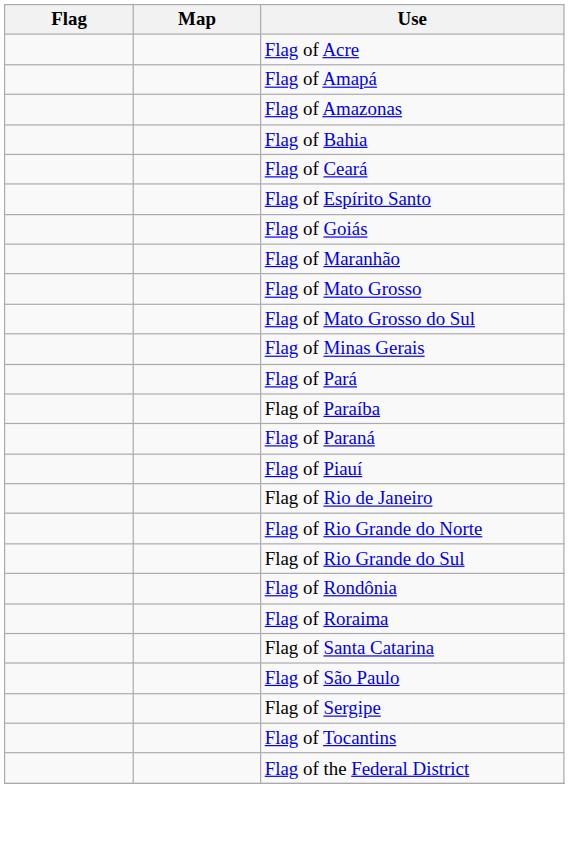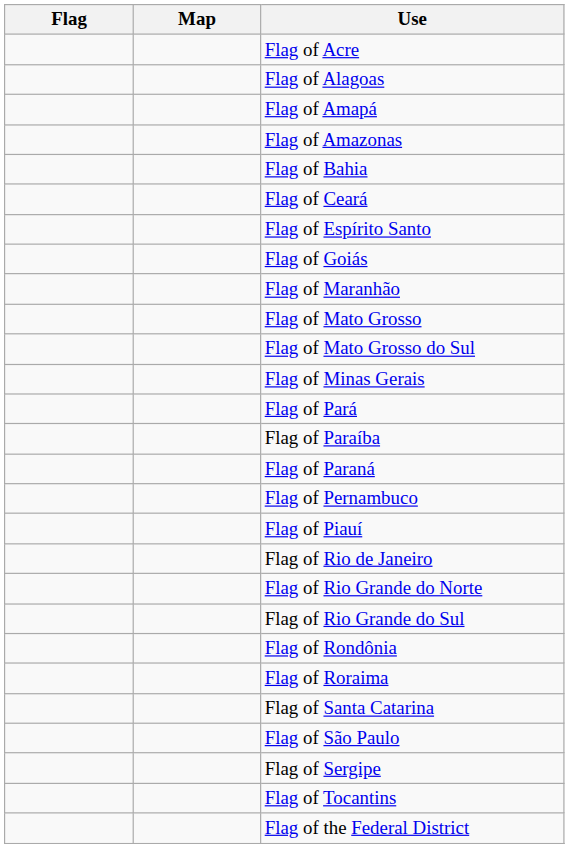+ row: (324, 79)
+ row: (341, 498)
